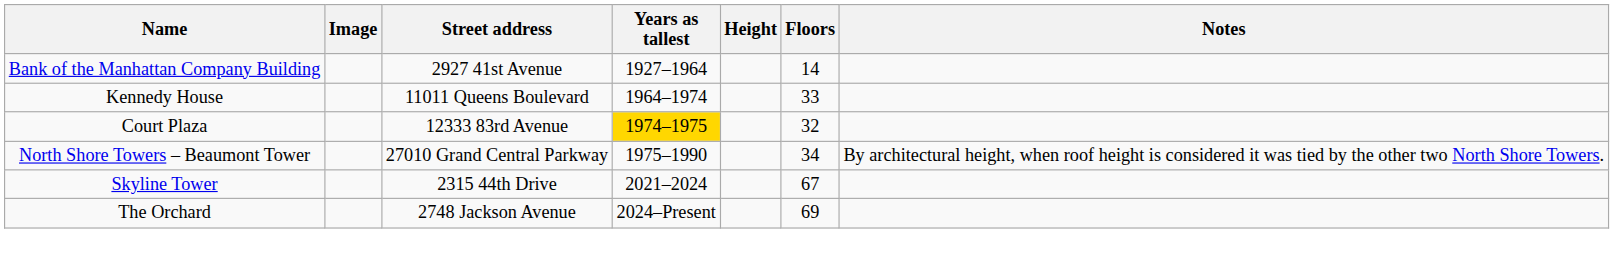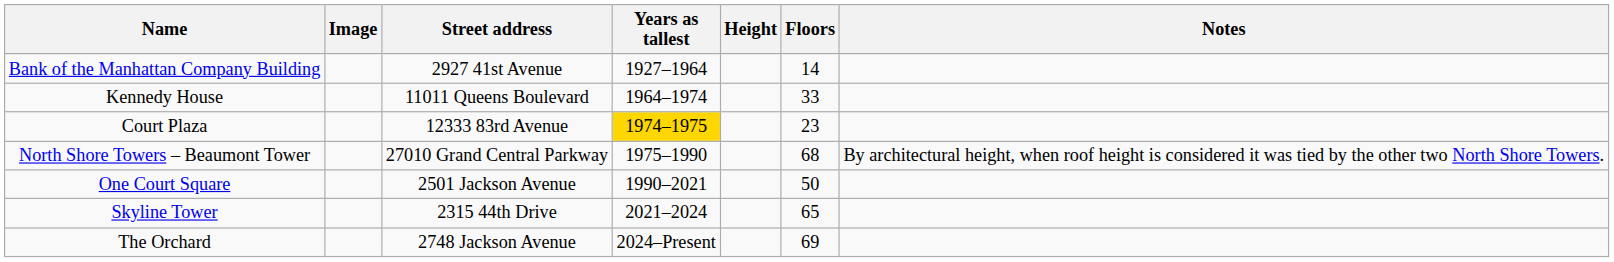(810, 126) 32 -> (810, 126) 23
(810, 155) 34 -> (810, 155) 68
+ row: (165, 184)
(810, 184) 67 -> (810, 213) 65
